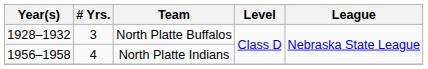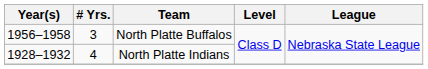(39, 35) 1928–1932 -> (39, 35) 1956–1958
(39, 55) 1956–1958 -> (39, 55) 1928–1932
